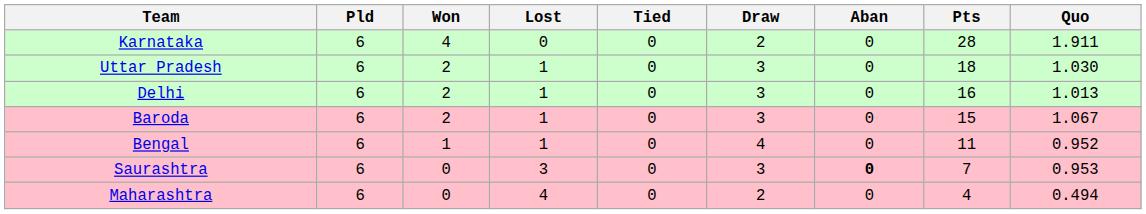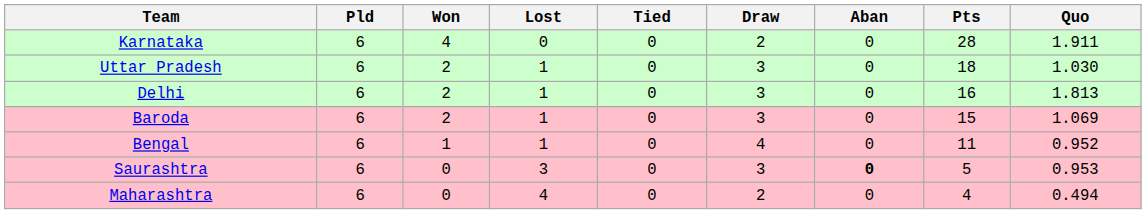(1075, 94) 1.013 -> (1075, 94) 1.813
(1075, 119) 1.067 -> (1075, 119) 1.069
(967, 170) 7 -> (967, 170) 5
